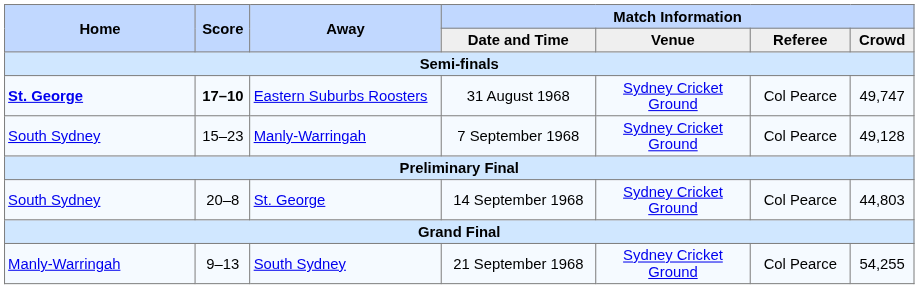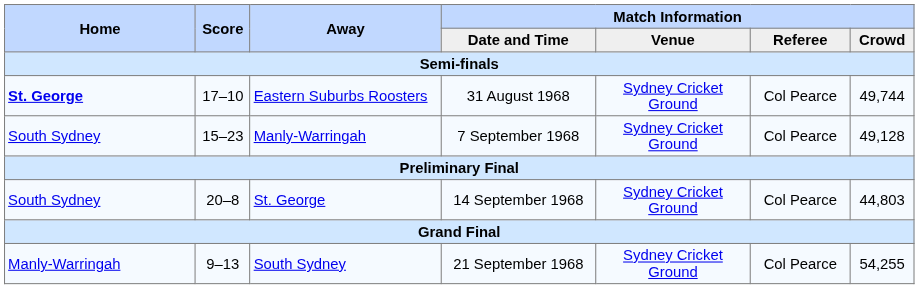(223, 96) bold -> (223, 96) normal
(882, 96) 49,747 -> (882, 96) 49,744
